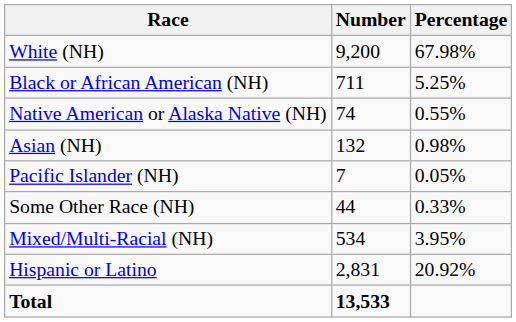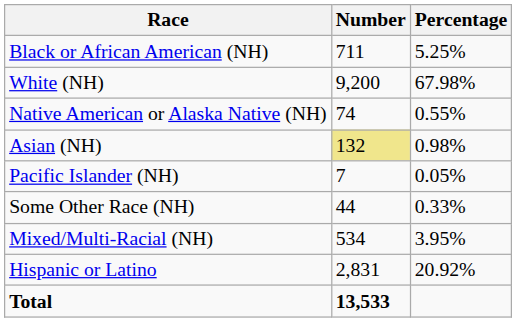rows swapped: (56, 51) <-> (139, 82)
(350, 144) no background -> (350, 144) khaki background
